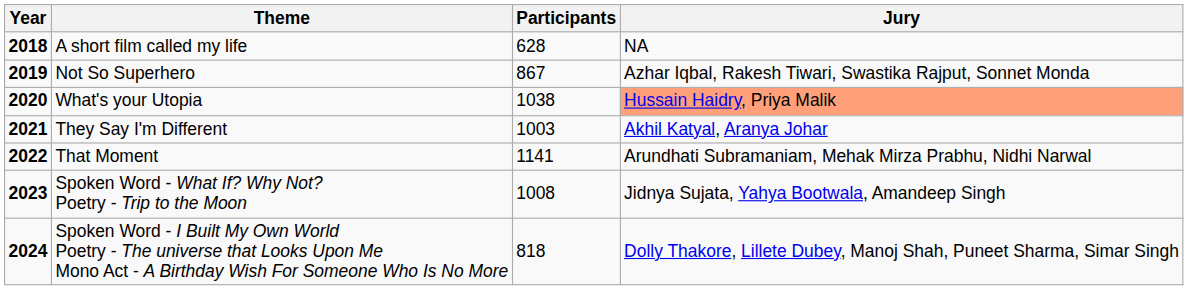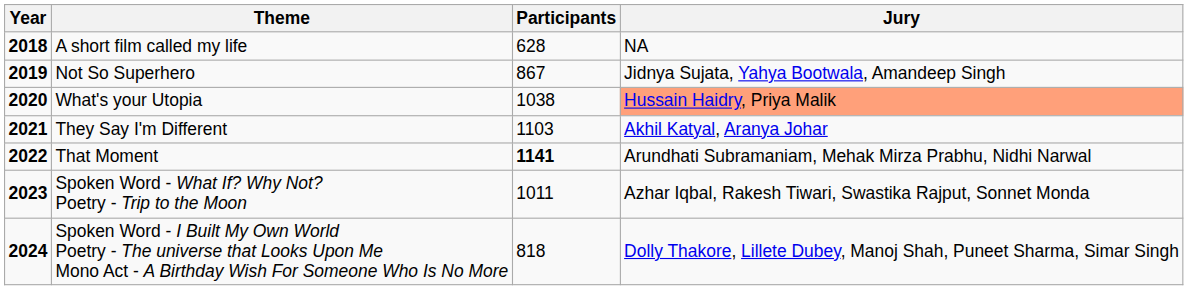(857, 73) Azhar Iqbal, Rakesh Tiwari, Swastika Rajput, Sonnet Monda -> (815, 73) Jidnya Sujata, Yahya Bootwala, Amandeep Singh
(536, 128) 1003 -> (535, 128) 1103
(535, 156) normal -> (535, 156) bold
(536, 194) 1008 -> (535, 194) 1011
(815, 194) Jidnya Sujata, Yahya Bootwala, Amandeep Singh -> (857, 194) Azhar Iqbal, Rakesh Tiwari, Swastika Rajput, Sonnet Monda
